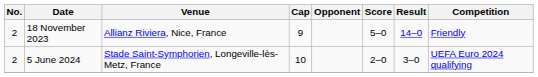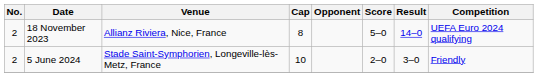(300, 33) 9 -> (300, 33) 8
(448, 33) Friendly -> (467, 33) UEFA Euro 2024 qualifying
(467, 59) UEFA Euro 2024 qualifying -> (448, 59) Friendly
